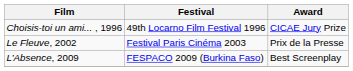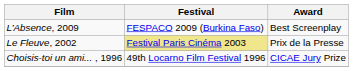rows swapped: (64, 27) <-> (43, 58)
(186, 43) no background -> (186, 43) khaki background
